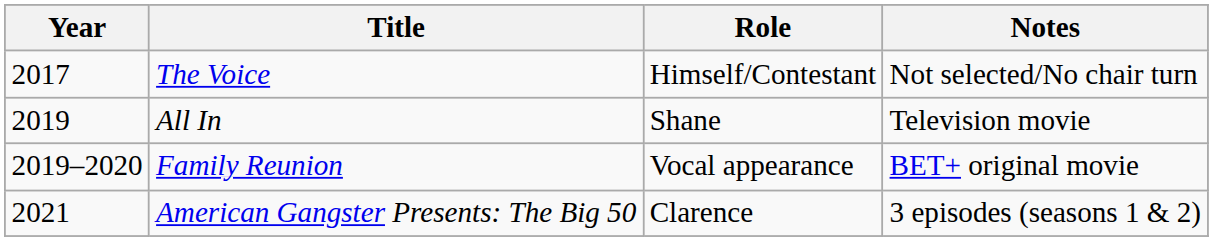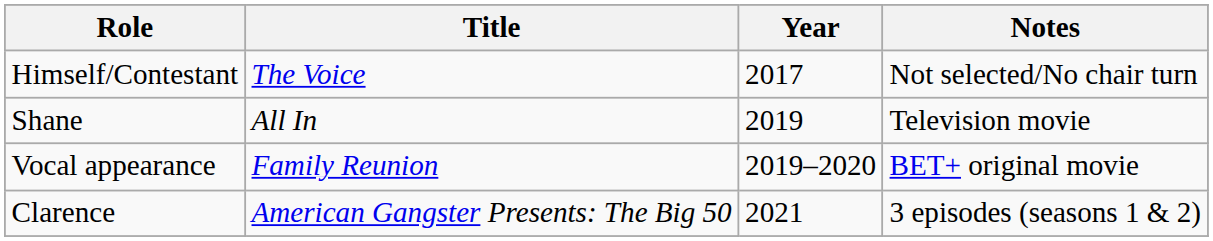columns swapped: (77, 27) <-> (763, 27)
